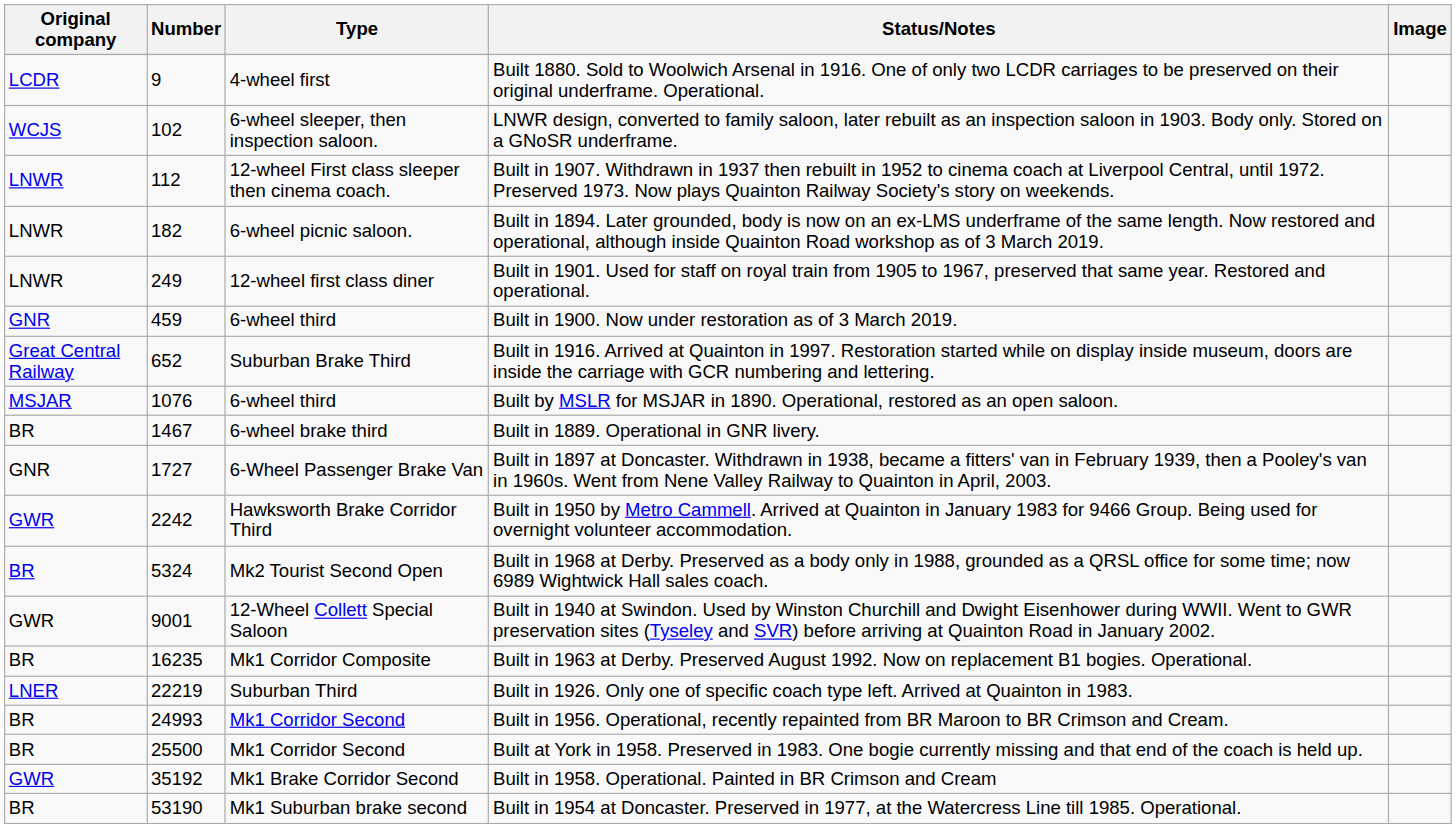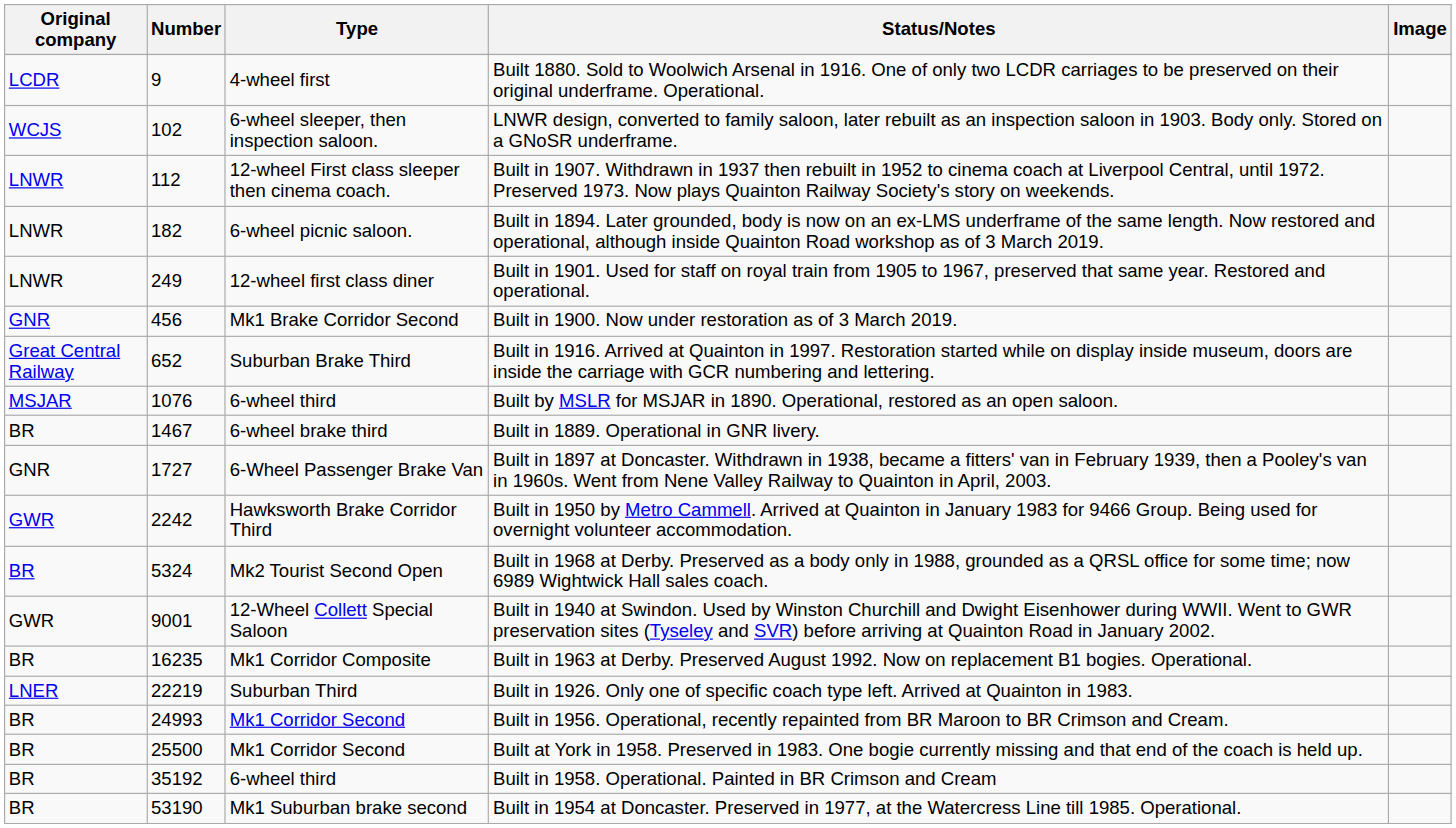(166, 321) 459 -> (166, 321) 456
(283, 321) 6-wheel third -> (344, 321) Mk1 Brake Corridor Second
(32, 778) GWR -> (22, 778) BR
(344, 778) Mk1 Brake Corridor Second -> (283, 778) 6-wheel third
